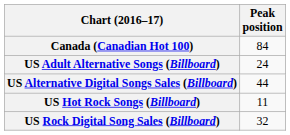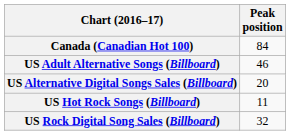(263, 64) 24 -> (263, 64) 46
(263, 83) 44 -> (263, 83) 20
